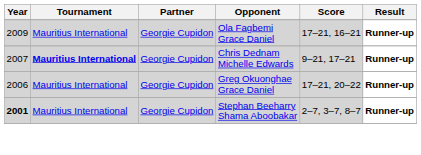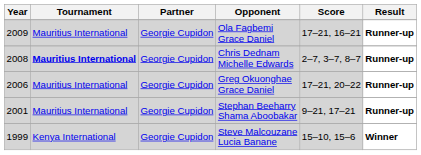(17, 59) 2007 -> (17, 59) 2008
(329, 59) 9–21, 17–21 -> (331, 59) 2–7, 3–7, 8–7
(17, 111) bold -> (17, 111) normal
(331, 111) 2–7, 3–7, 8–7 -> (329, 111) 9–21, 17–21
+ row: (258, 137)
